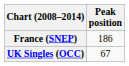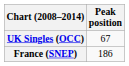rows swapped: (45, 38) <-> (45, 54)
